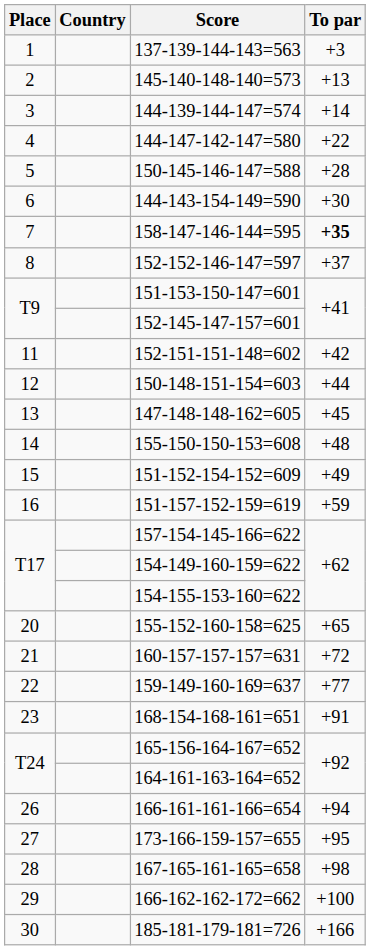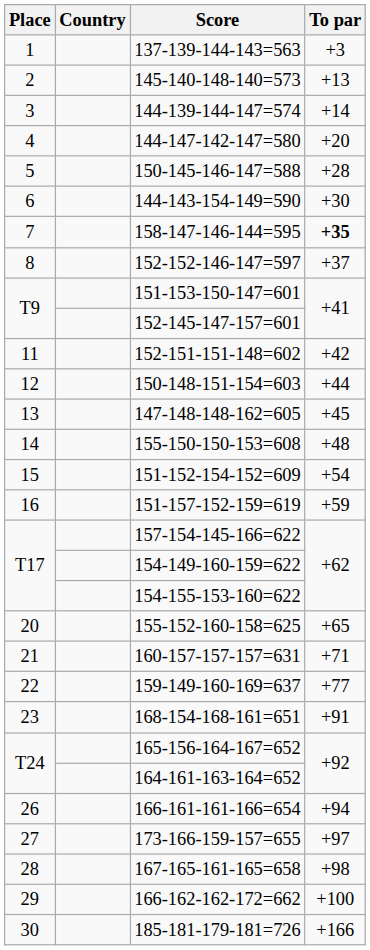(335, 141) +22 -> (335, 141) +20
(335, 474) +49 -> (335, 474) +54
(335, 656) +72 -> (335, 656) +71
(335, 838) +95 -> (335, 838) +97
